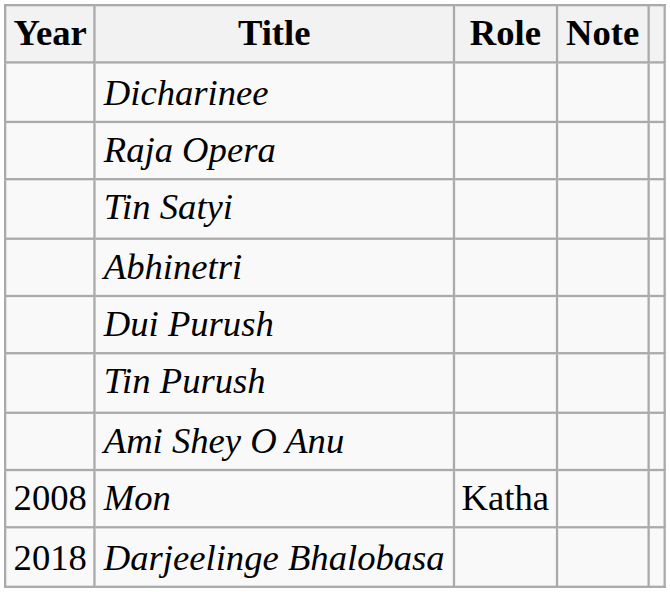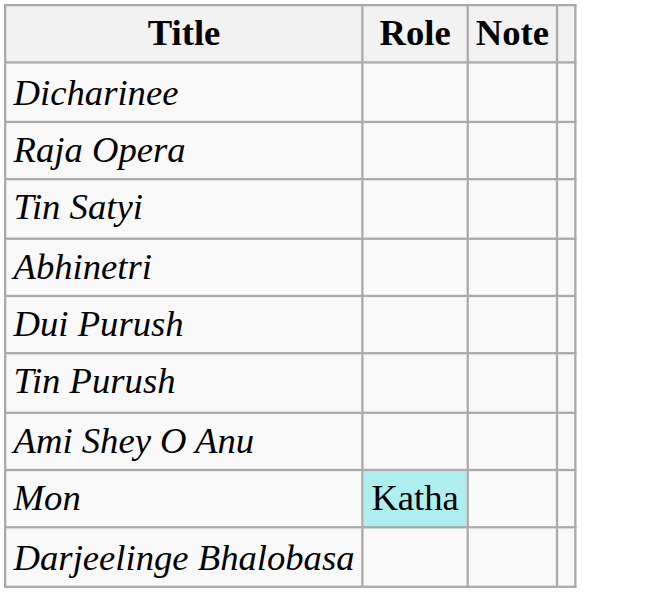- column: (50, 33)
(505, 498) no background -> (415, 498) paleturquoise background
